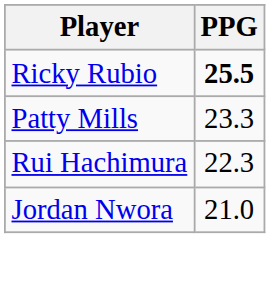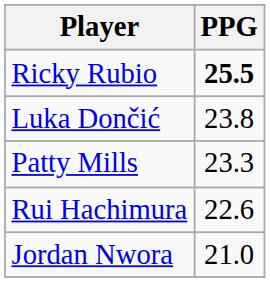+ row: (86, 118)
(229, 163) 22.3 -> (229, 208) 22.6
